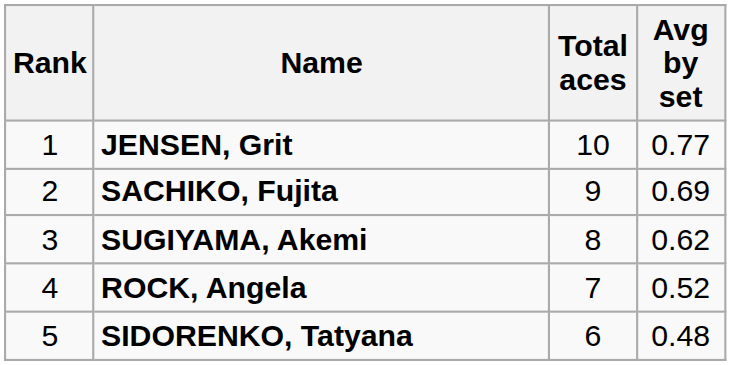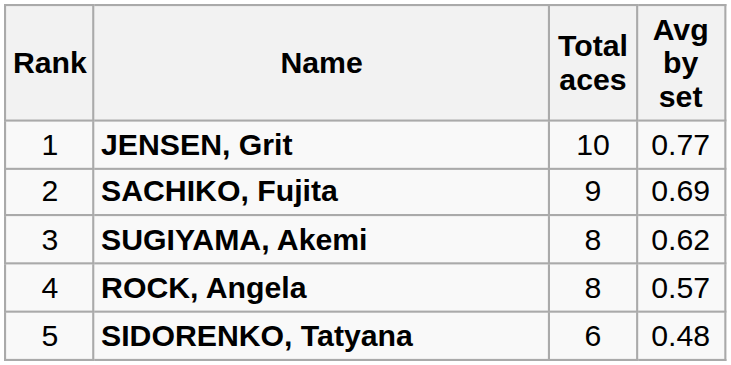(593, 287) 7 -> (593, 287) 8
(681, 287) 0.52 -> (681, 287) 0.57
